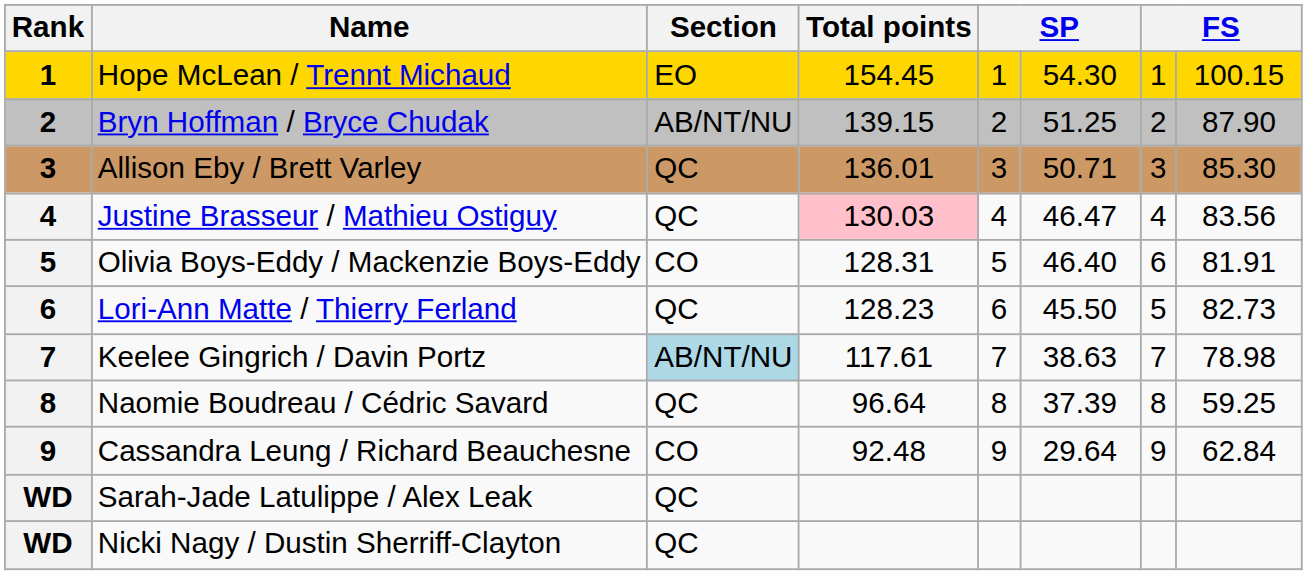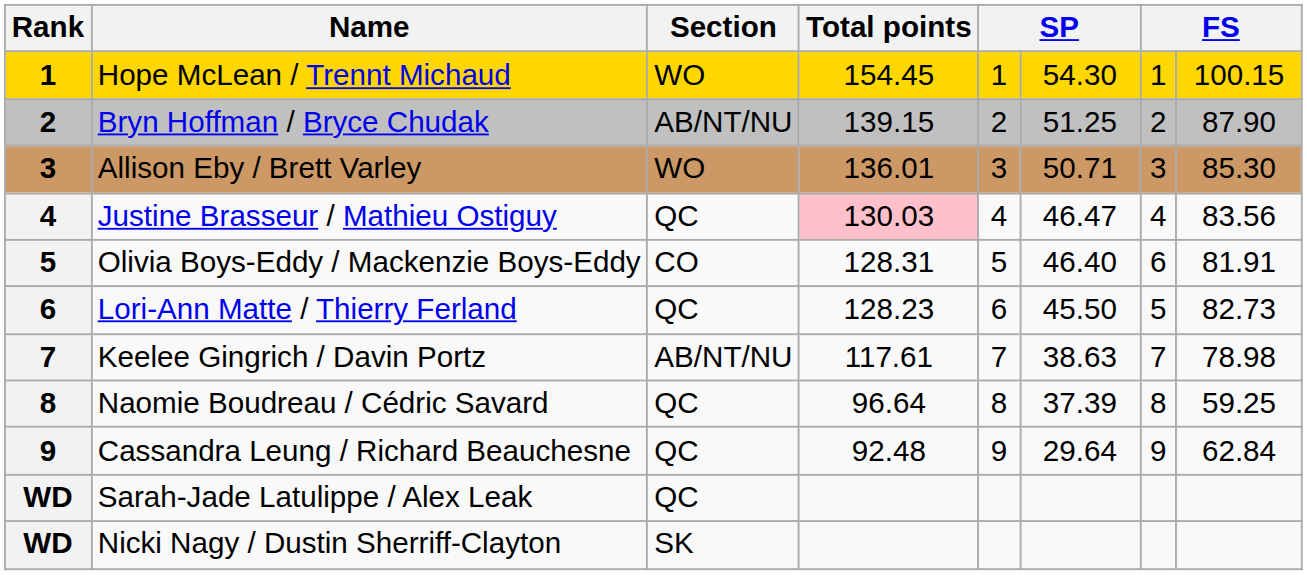(676, 74) EO -> (680, 74) WO
(677, 168) QC -> (680, 168) WO
(723, 356) lightblue background -> (723, 356) no background
(677, 450) CO -> (677, 450) QC
(677, 544) QC -> (674, 544) SK
